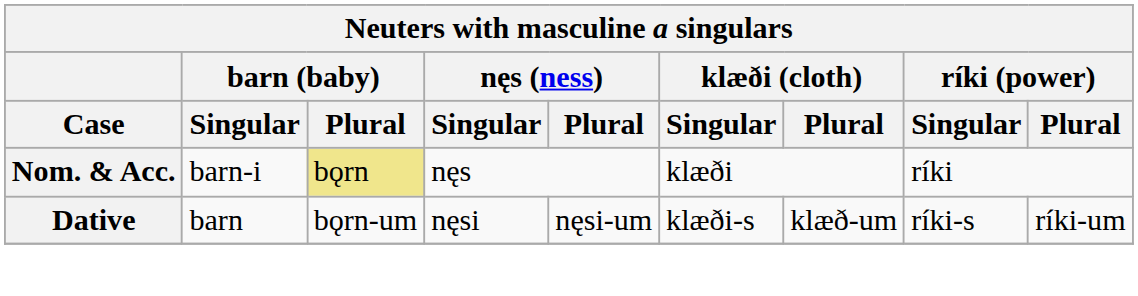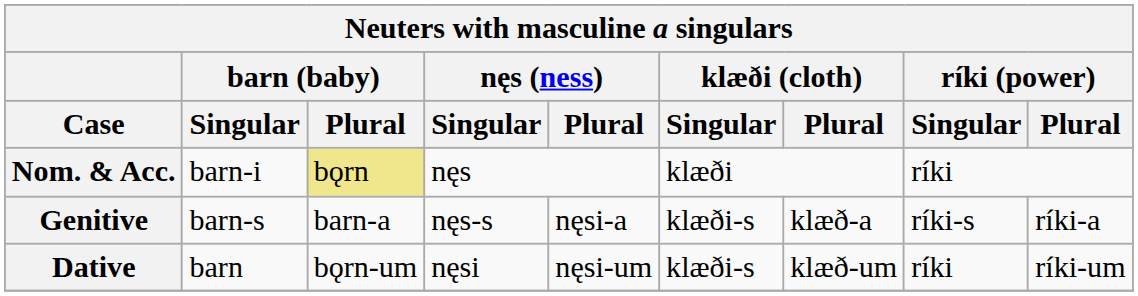+ row: (94, 219)
(943, 219) ríki-s -> (932, 266) ríki
